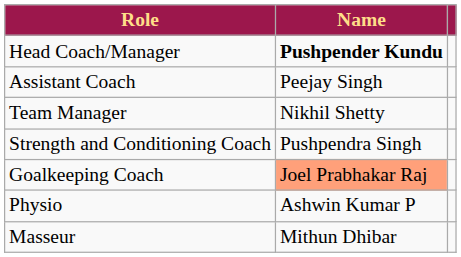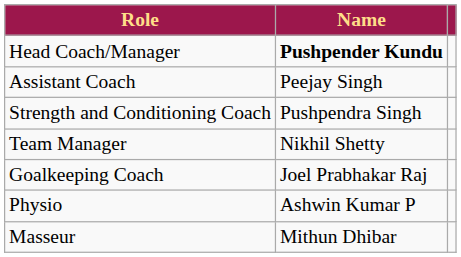rows swapped: (68, 112) <-> (140, 143)
(354, 174) lightsalmon background -> (354, 174) no background
